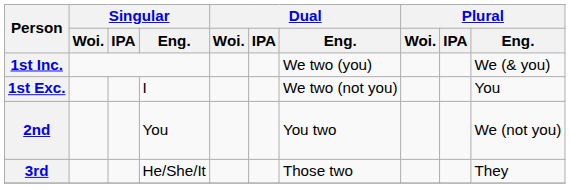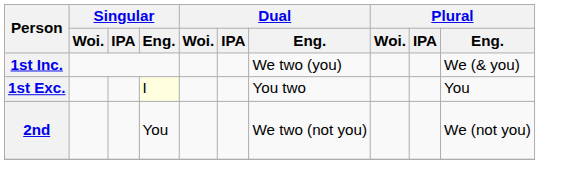(145, 88) no background -> (145, 88) lightyellow background
(340, 88) We two (not you) -> (279, 88) You two
(310, 130) You two -> (310, 130) We two (not you)
- row: (37, 171)
